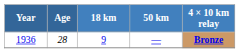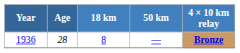(104, 40) 9 -> (104, 40) 8
